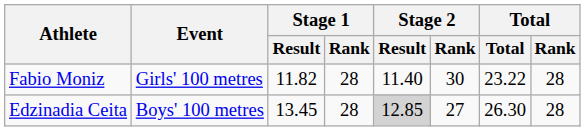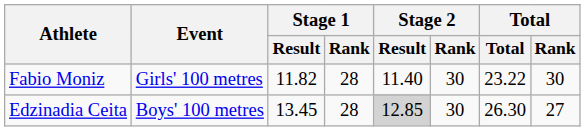(555, 79) 28 -> (555, 79) 30
(455, 110) 27 -> (455, 110) 30
(555, 110) 28 -> (555, 110) 27
